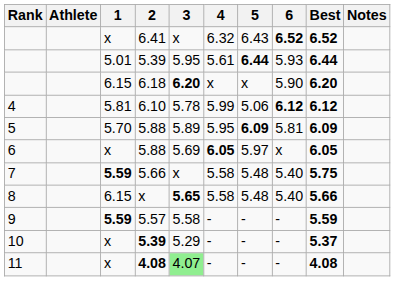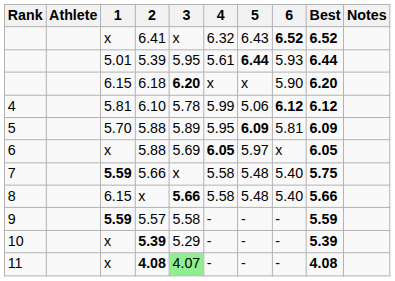(186, 196) 5.65 -> (186, 196) 5.66
(323, 241) 5.37 -> (323, 241) 5.39
